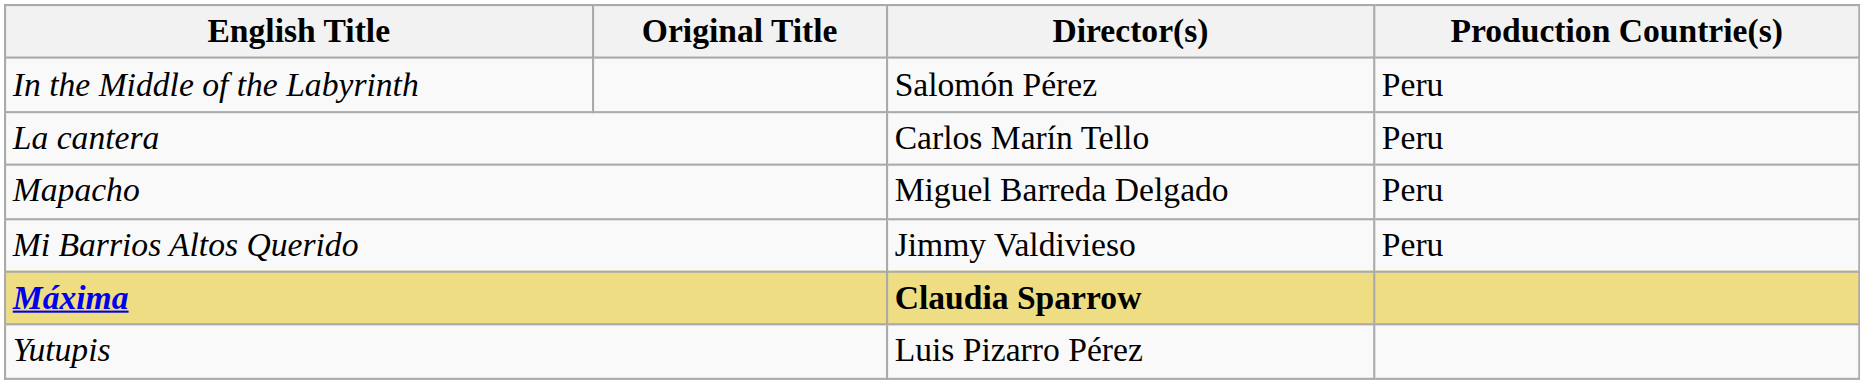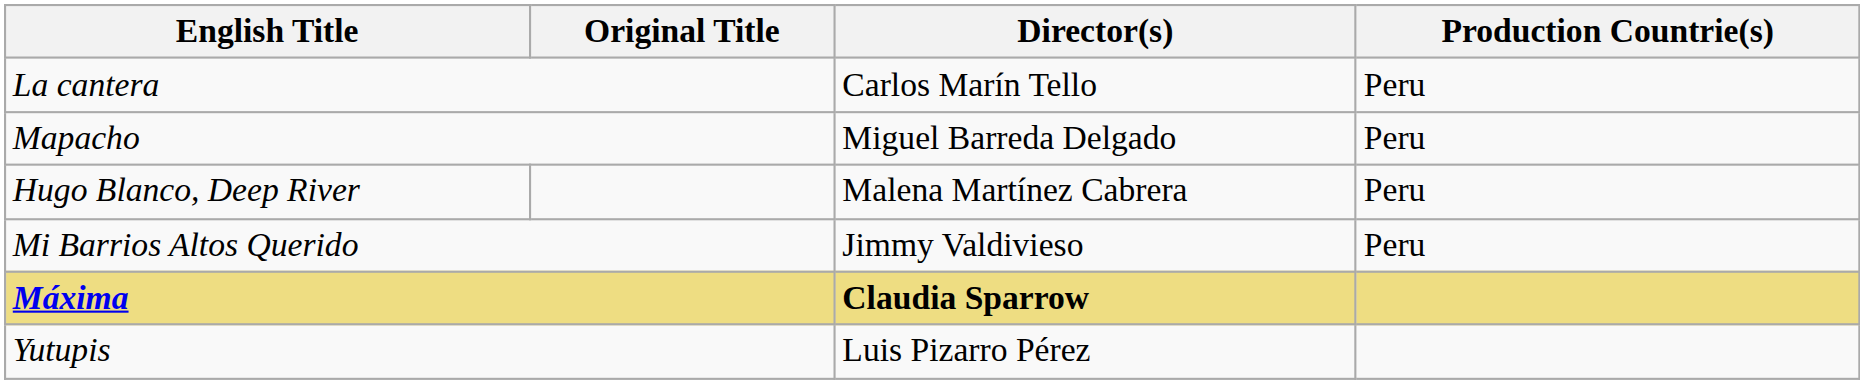- row: (216, 84)
+ row: (186, 191)
